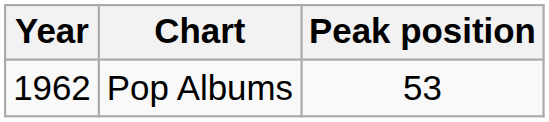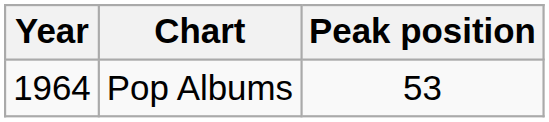(52, 87) 1962 -> (52, 87) 1964
